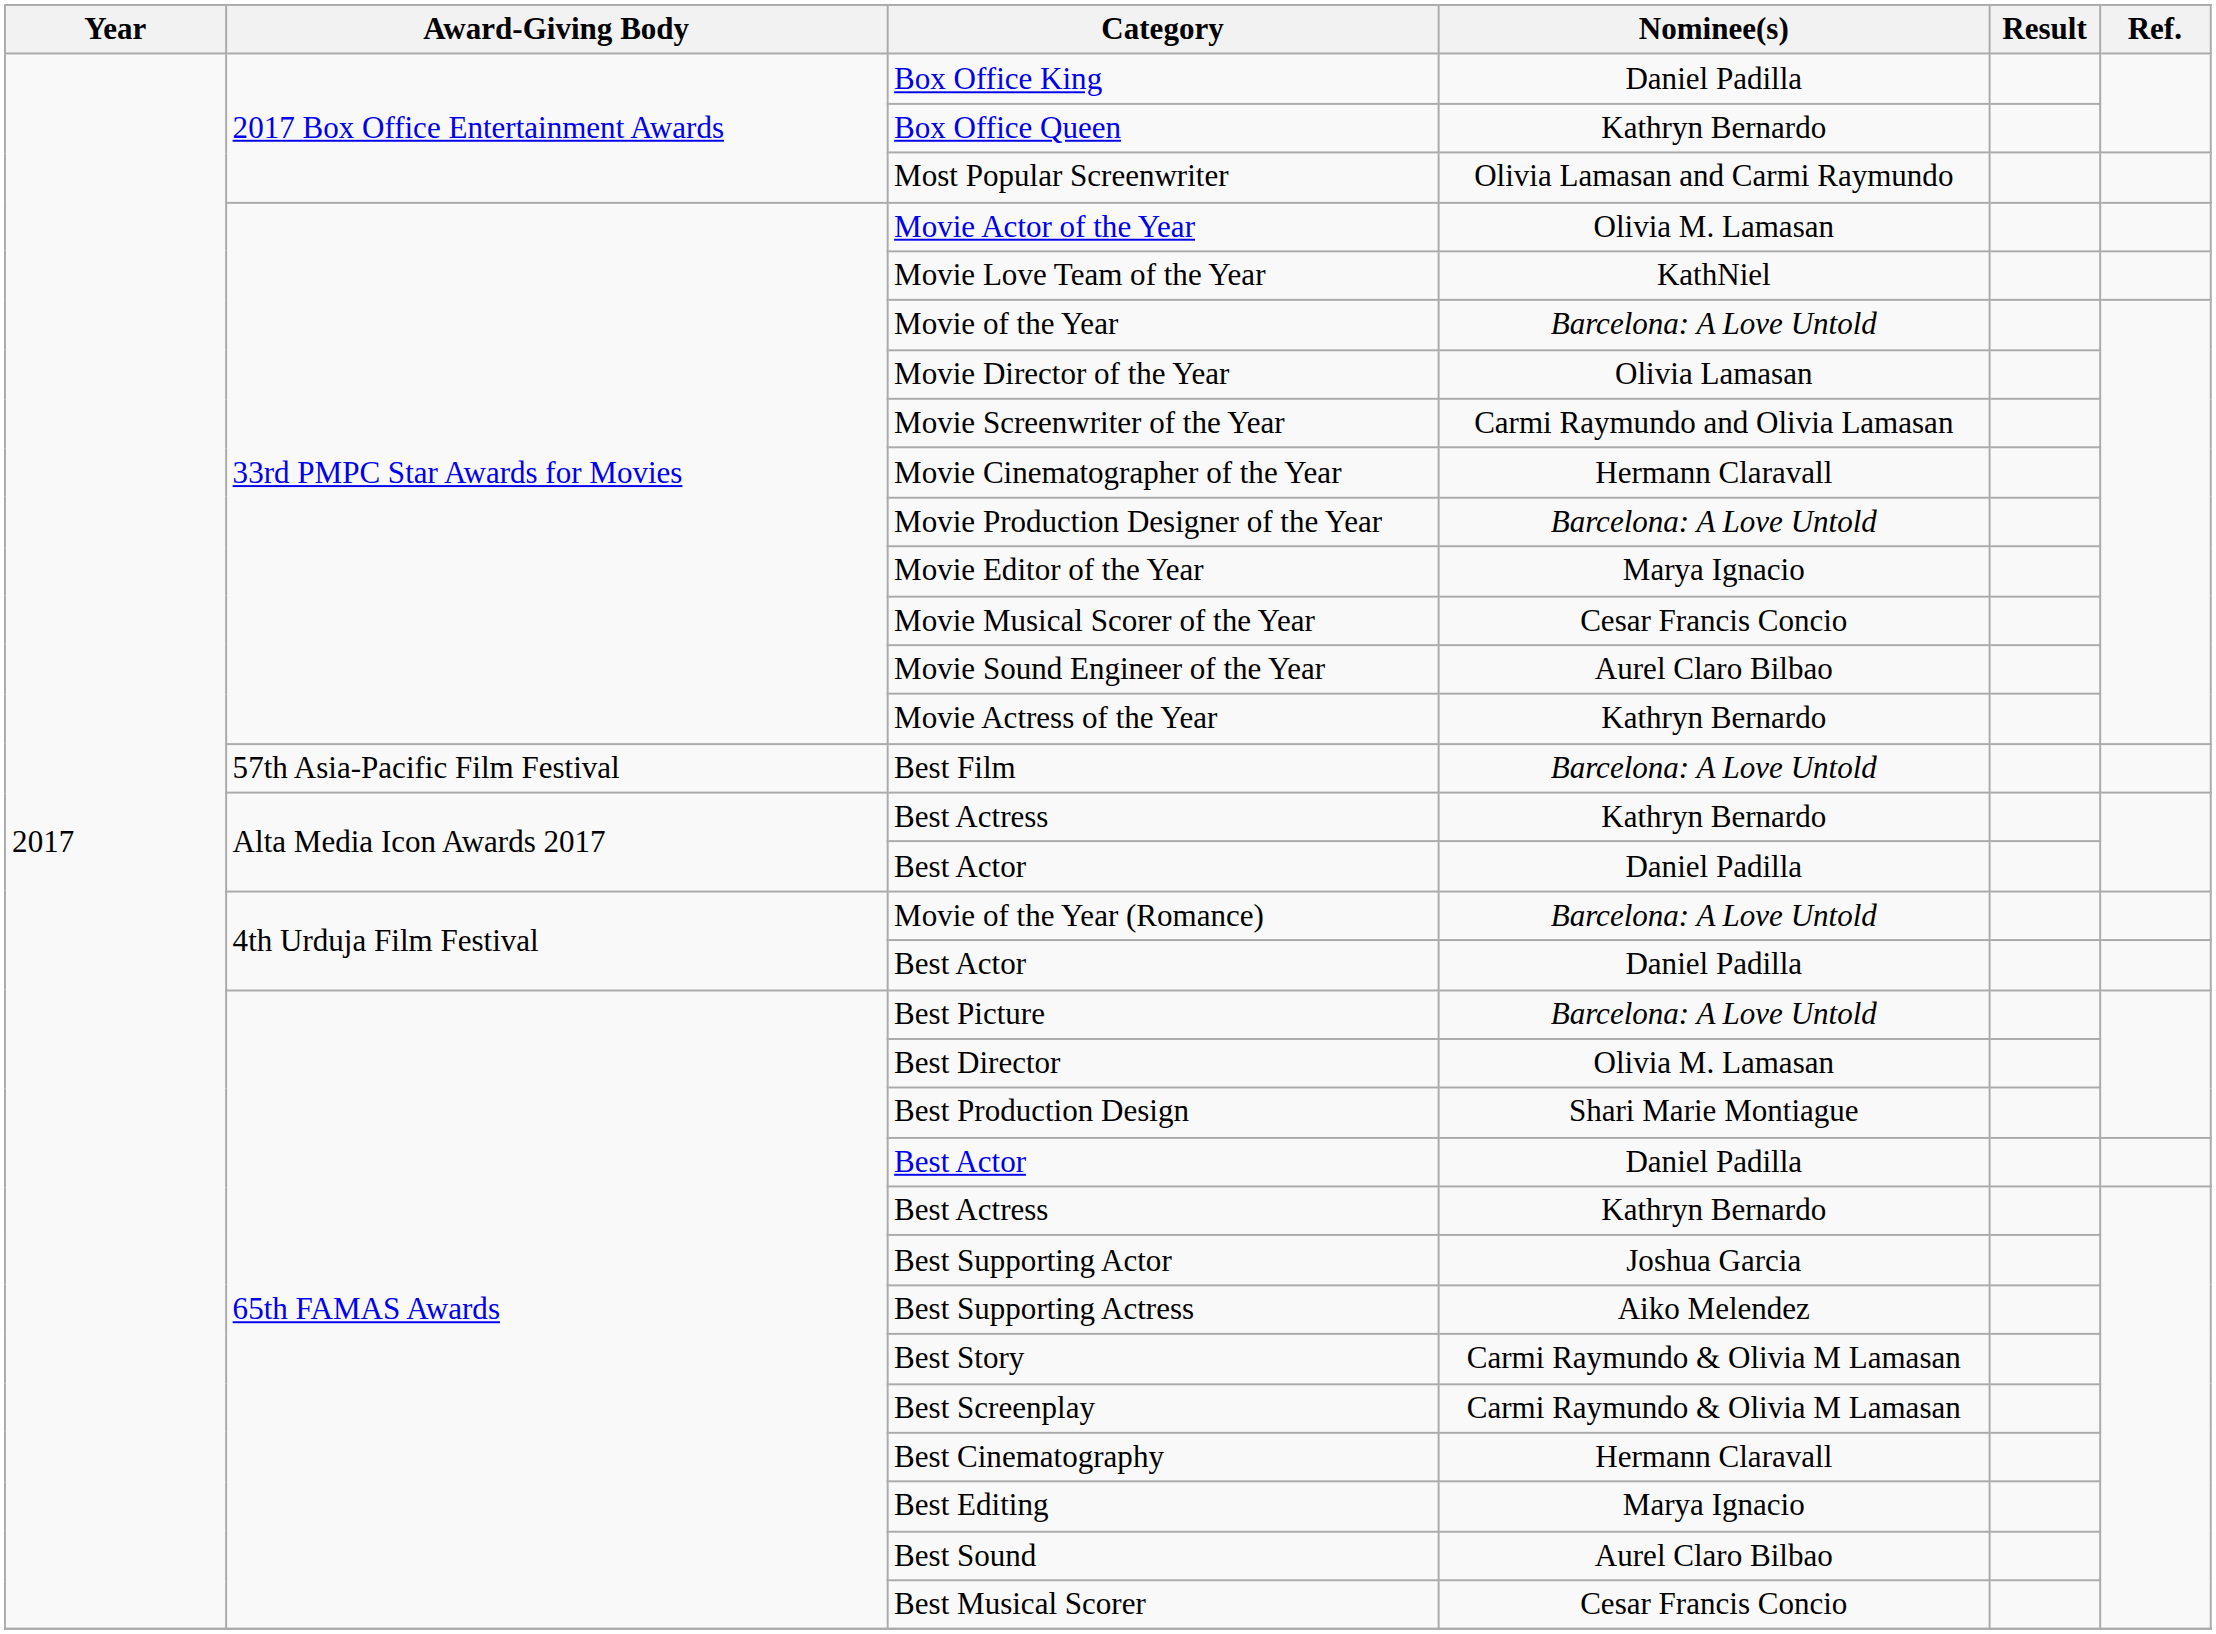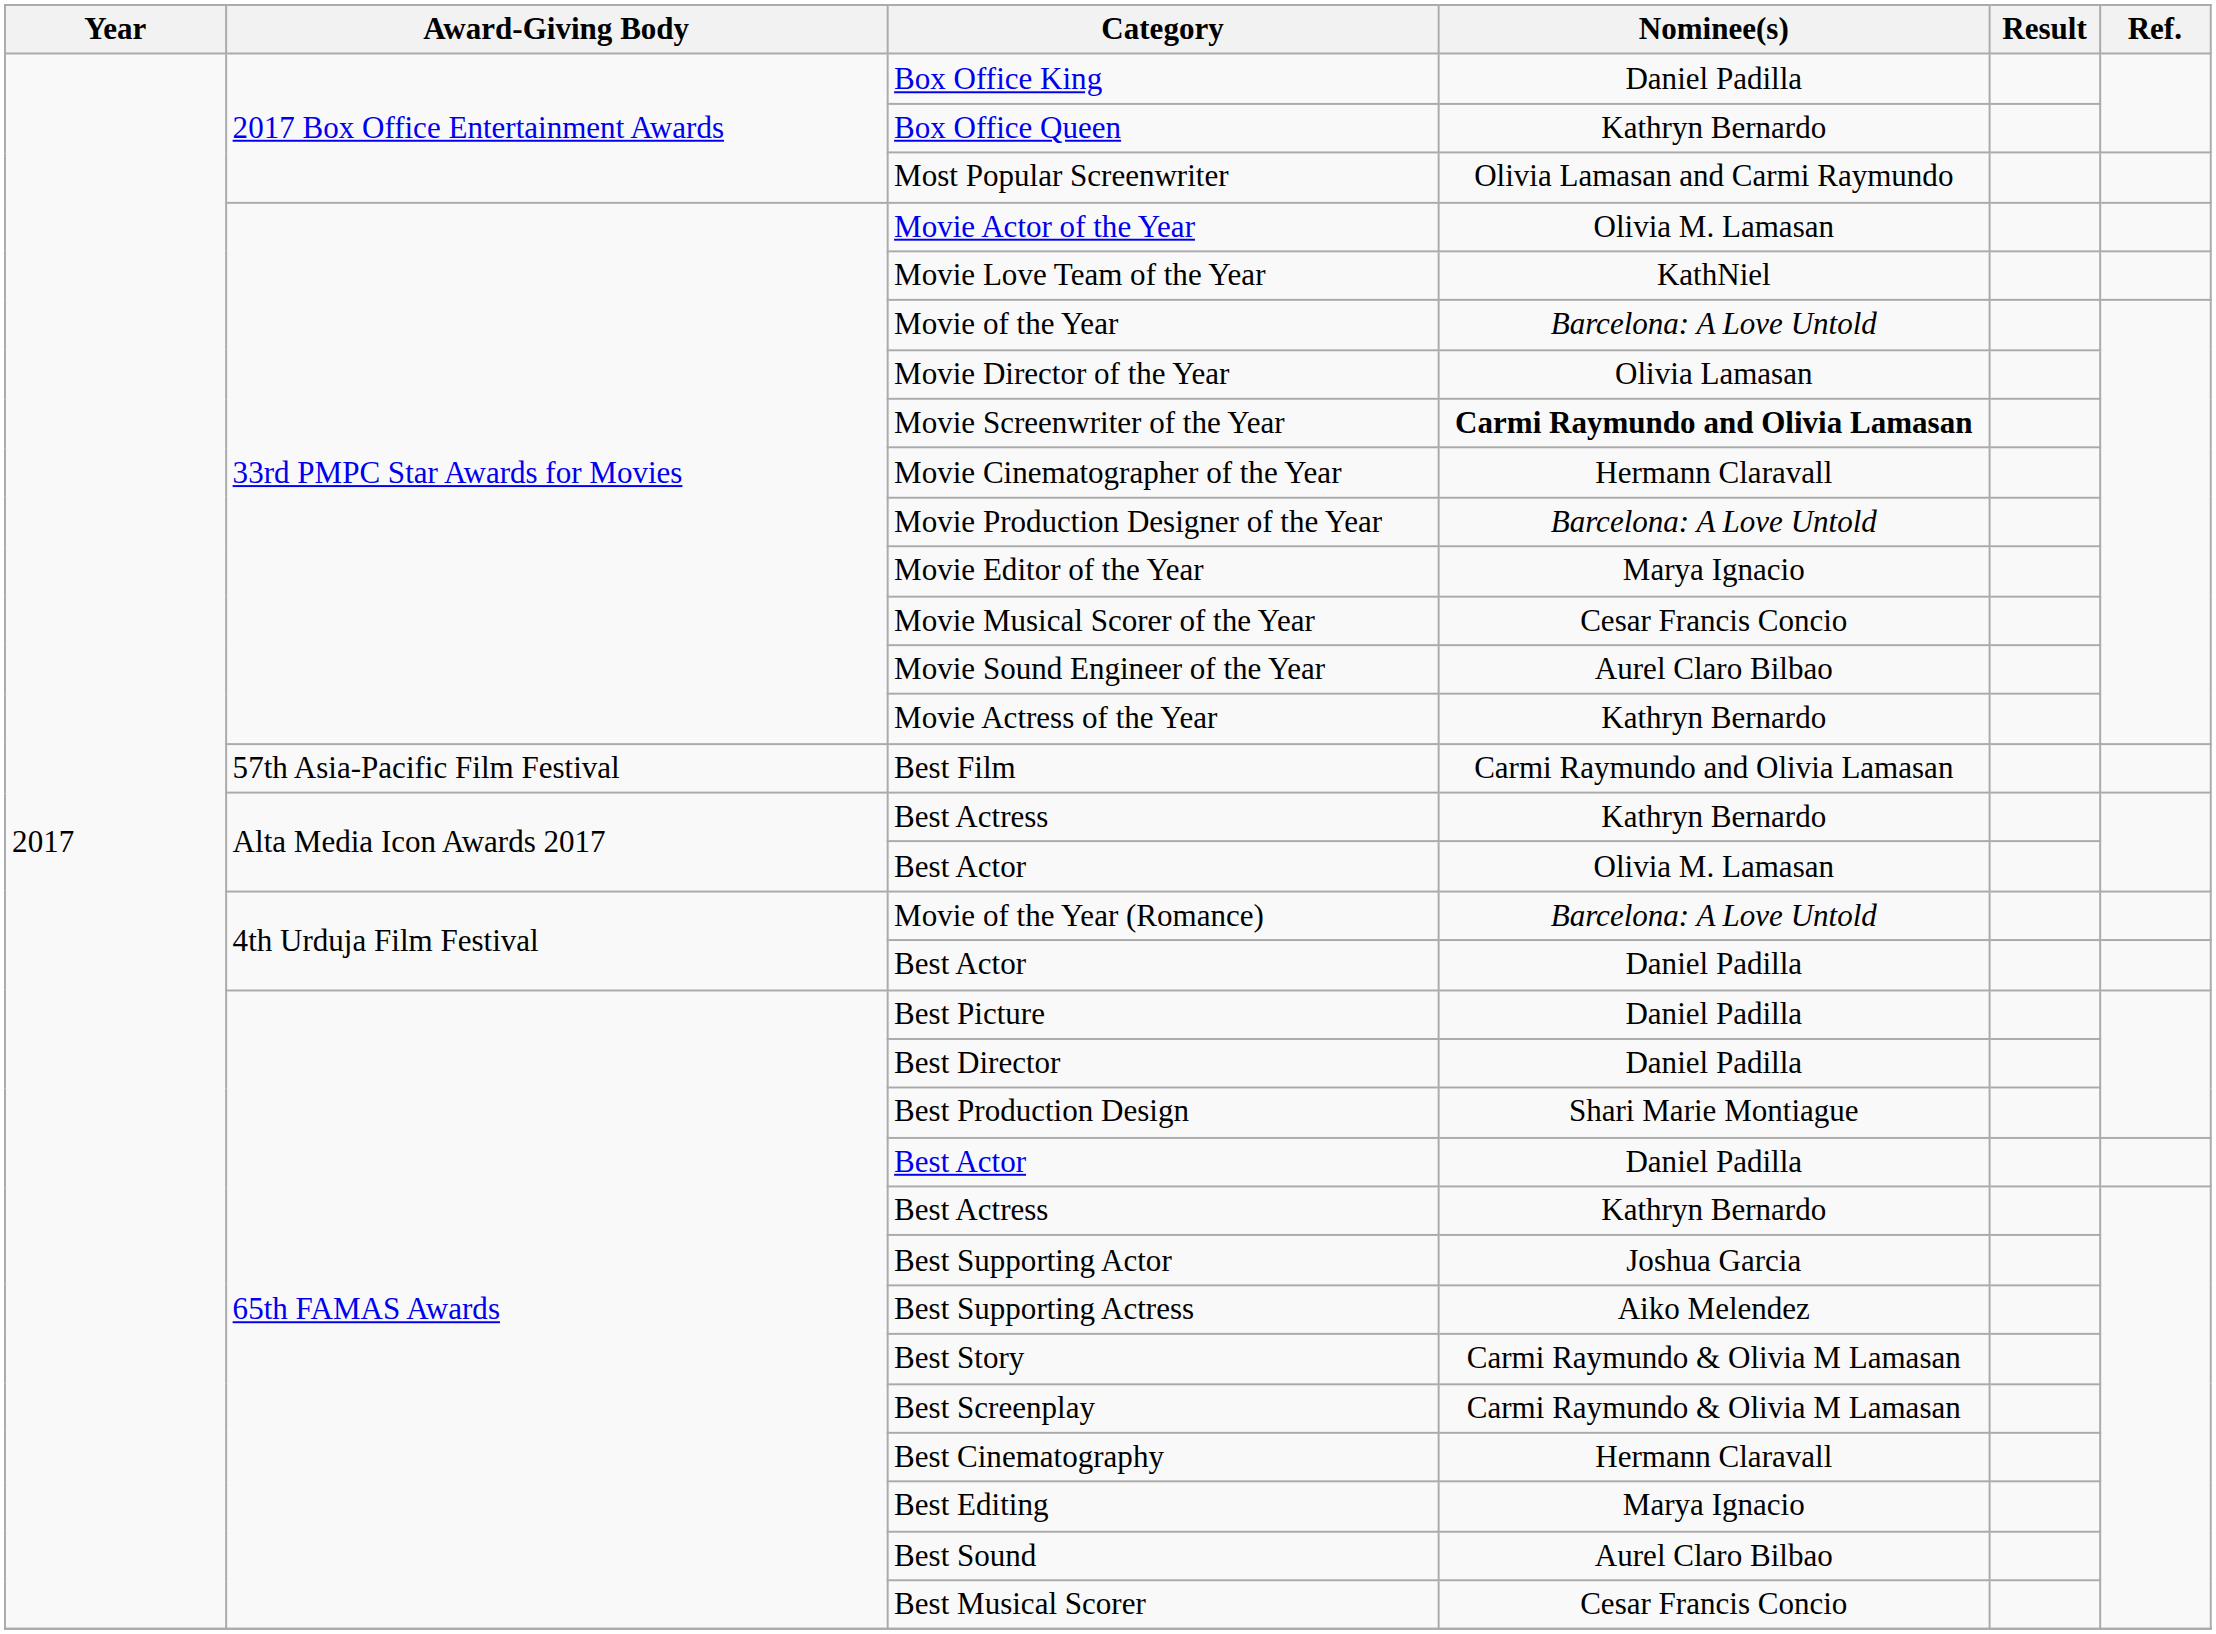(1714, 422) normal -> (1714, 422) bold
(1714, 767) Barcelona: A Love Untold -> (1714, 767) Carmi Raymundo and Olivia Lamasan
(1714, 865) Daniel Padilla -> (1714, 865) Olivia M. Lamasan
(1714, 1013) Barcelona: A Love Untold -> (1714, 1013) Daniel Padilla
(1714, 1062) Olivia M. Lamasan -> (1714, 1062) Daniel Padilla
